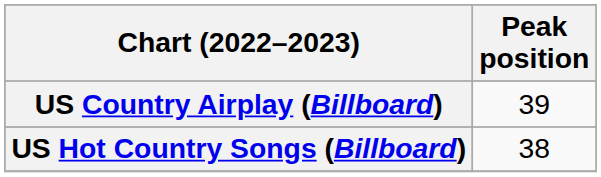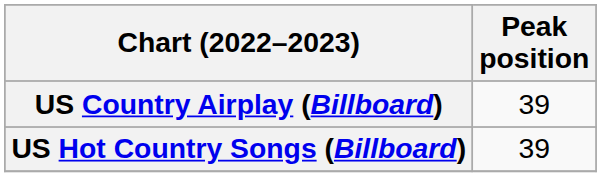(534, 148) 38 -> (534, 148) 39
